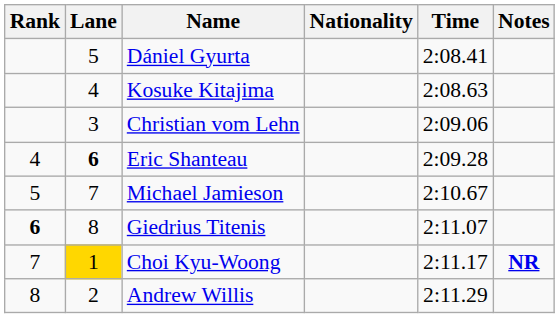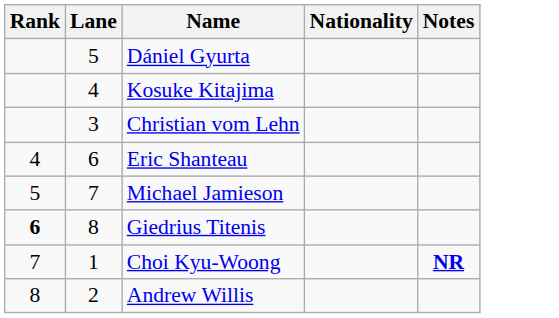- column: (455, 21)
(93, 158) bold -> (93, 158) normal
(93, 261) gold background -> (93, 261) no background
